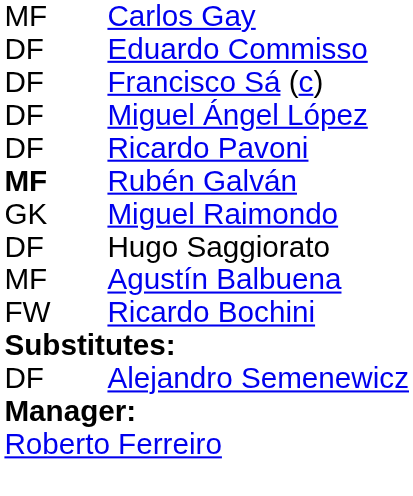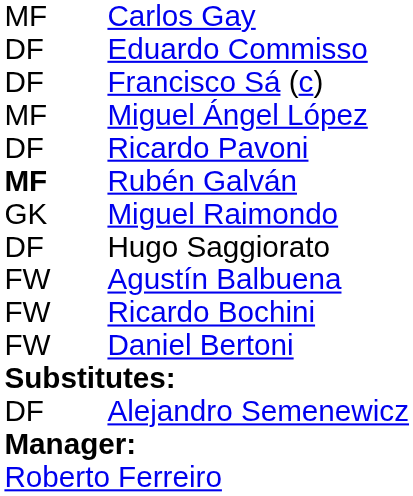(24, 114) DF -> (26, 114) MF
(26, 279) MF -> (27, 279) FW
+ row: (201, 345)
